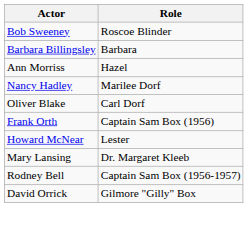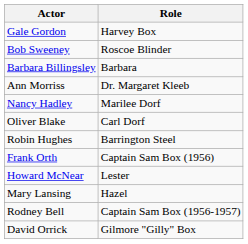+ row: (36, 31)
(114, 67) Hazel -> (145, 85) Dr. Margaret Kleeb
+ row: (40, 139)
(145, 157) Dr. Margaret Kleeb -> (114, 193) Hazel
